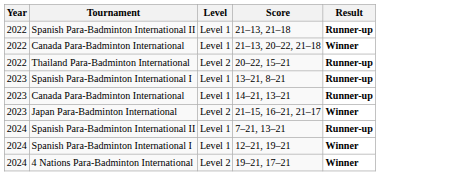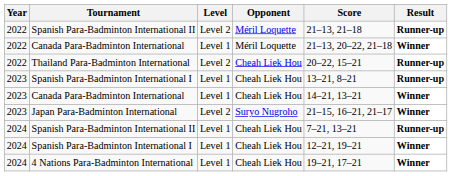+ column: (268, 13)
(215, 29) Level 1 -> (215, 29) Level 2
(349, 96) Runner-up -> (413, 96) Winner
(215, 162) Level 2 -> (215, 162) Level 1
